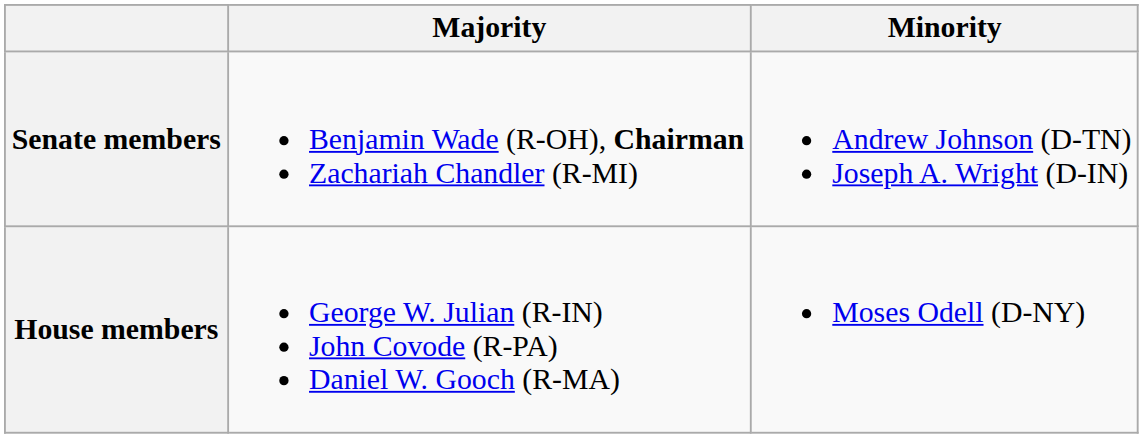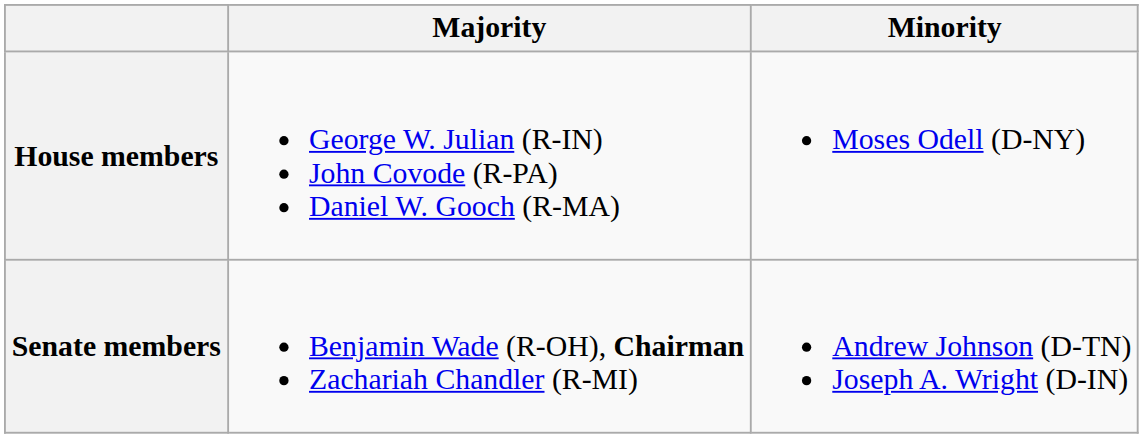rows swapped: (116, 138) <-> (116, 328)
